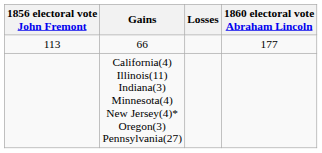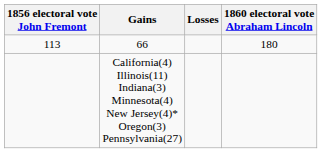(269, 44) 177 -> (269, 44) 180
